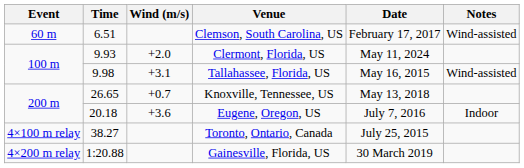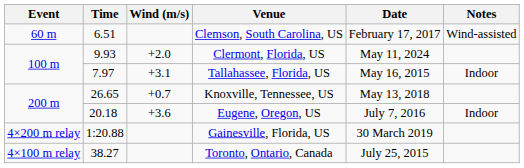(105, 73) 9.98 -> (105, 73) 7.97
(481, 73) Wind-assisted -> (481, 73) Indoor
rows swapped: (269, 133) <-> (269, 152)
